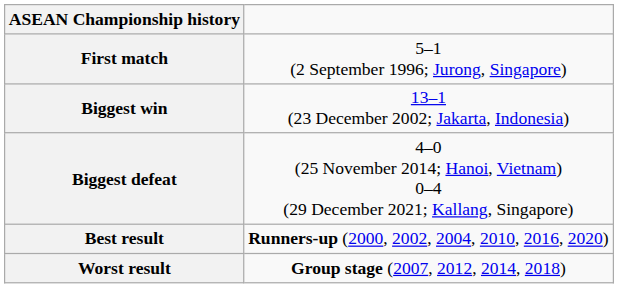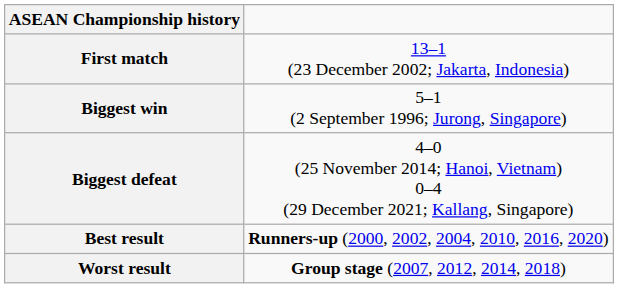(428, 58) 5–1 (2 September 1996; Jurong, Singapore) -> (428, 58) 13–1 (23 December 2002; Jakarta, Indonesia)
(428, 108) 13–1 (23 December 2002; Jakarta, Indonesia) -> (428, 108) 5–1 (2 September 1996; Jurong, Singapore)
